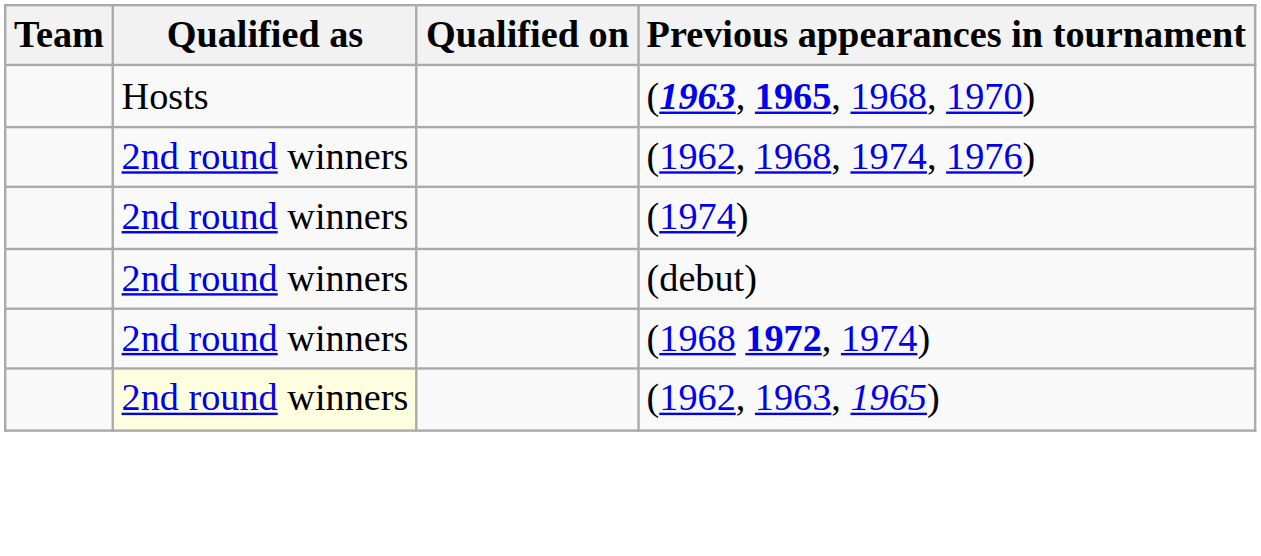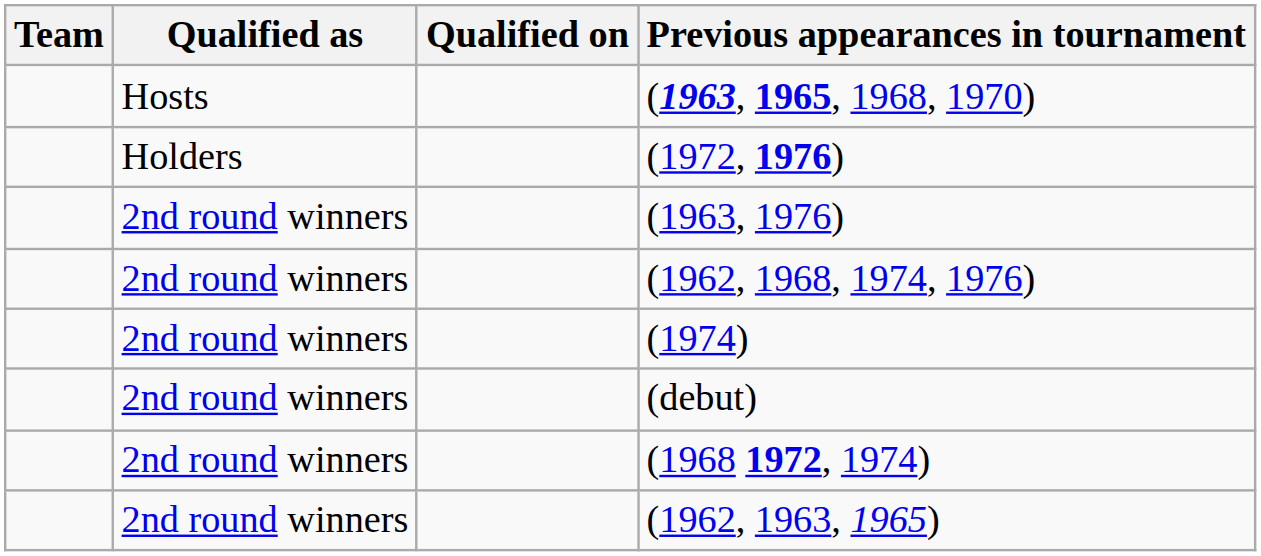+ row: (745, 156)
+ row: (745, 216)
(265, 398) lightyellow background -> (265, 519) no background
